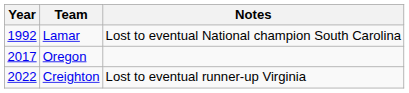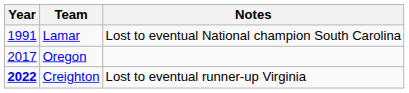(22, 35) 1992 -> (22, 35) 1991
(22, 77) normal -> (22, 77) bold
